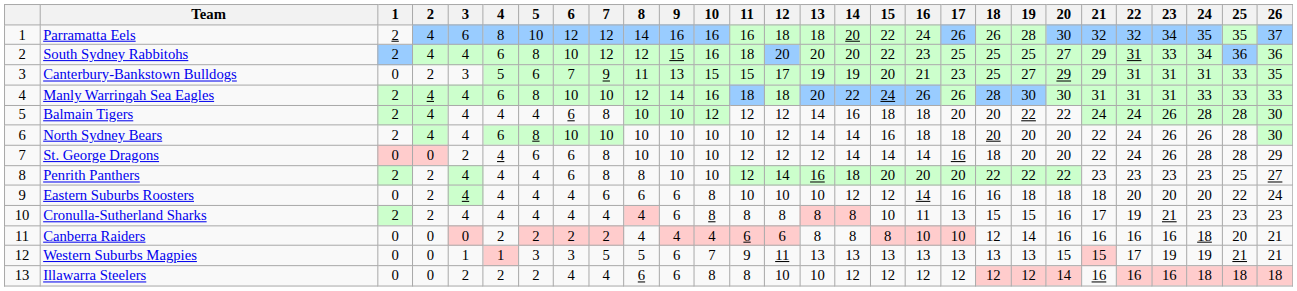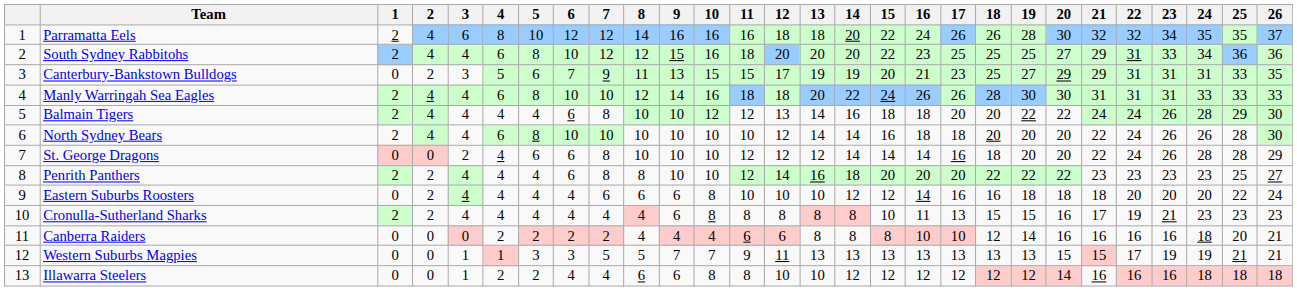(782, 115) 12 -> (782, 115) 13
(1240, 115) 28 -> (1240, 115) 29
(677, 256) 6 -> (677, 256) 7
(466, 276) 2 -> (466, 276) 1
